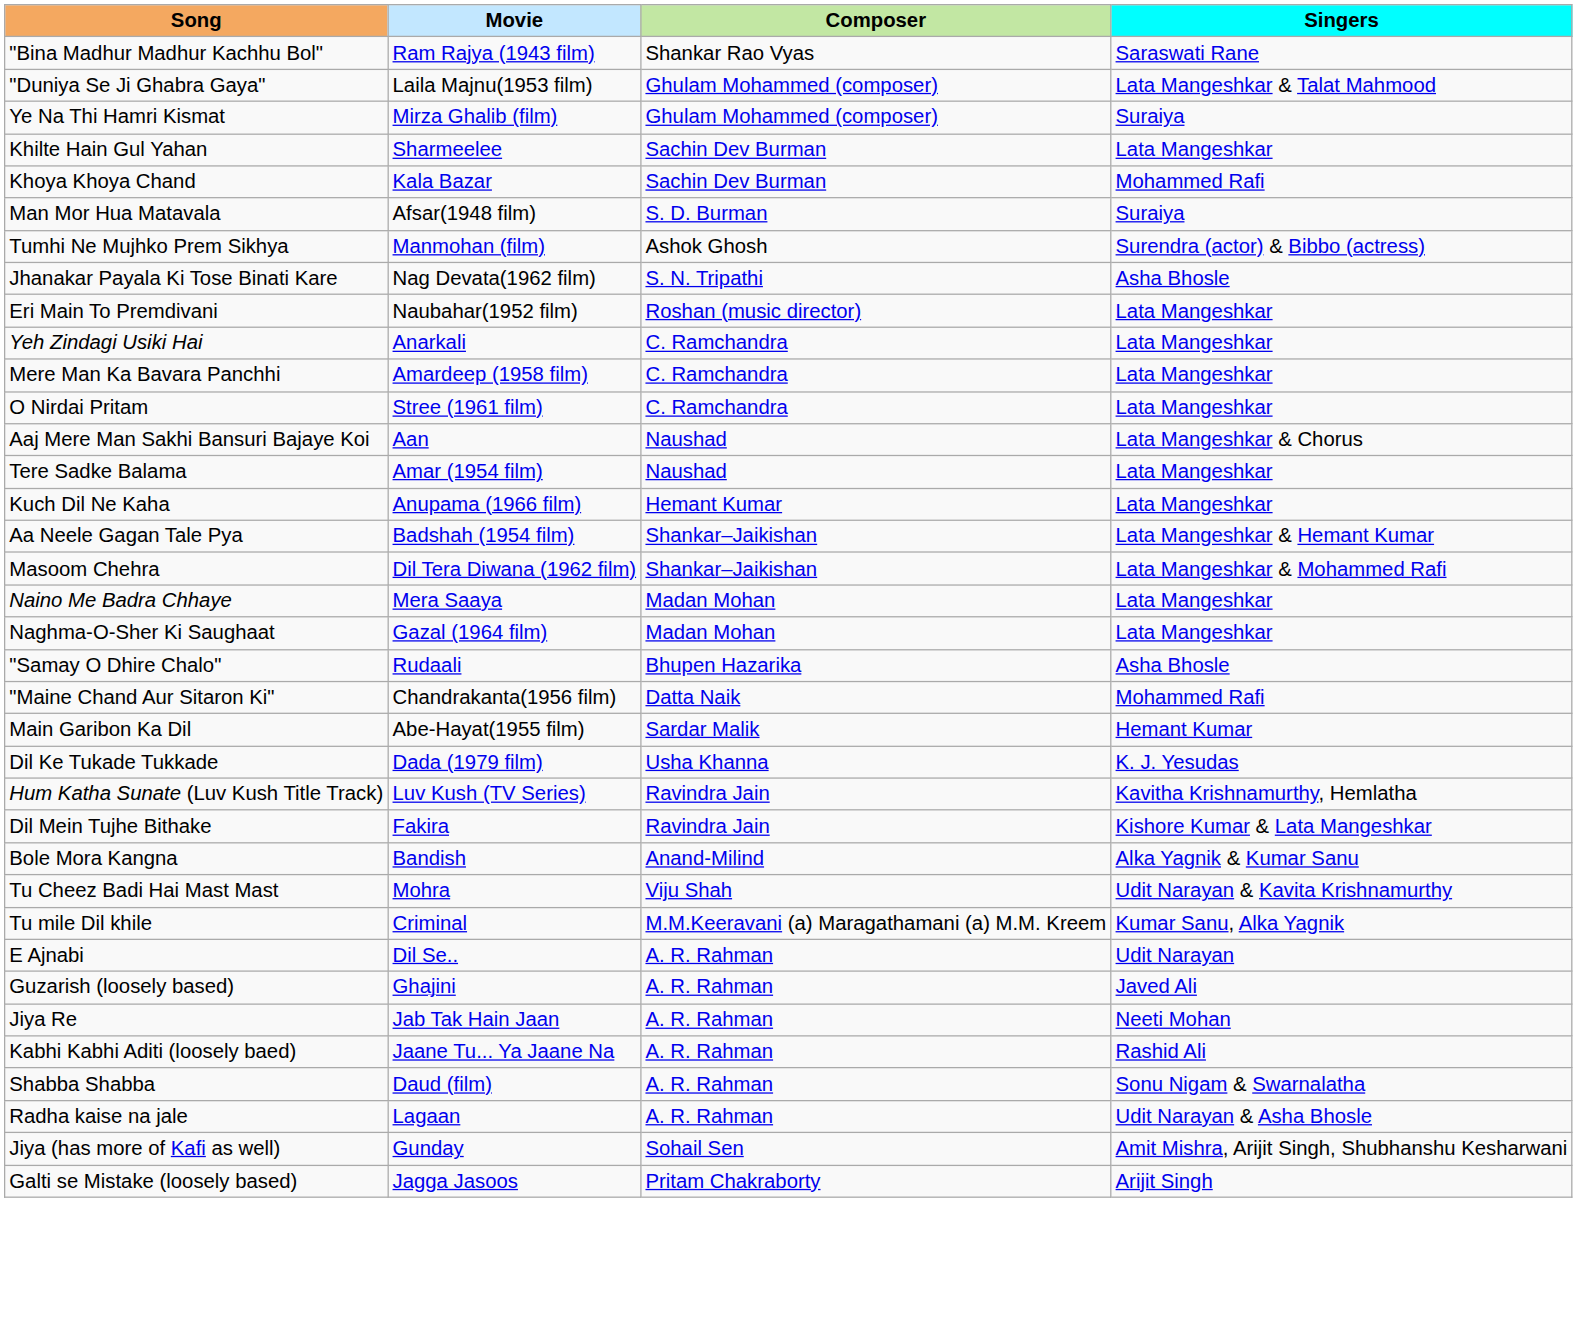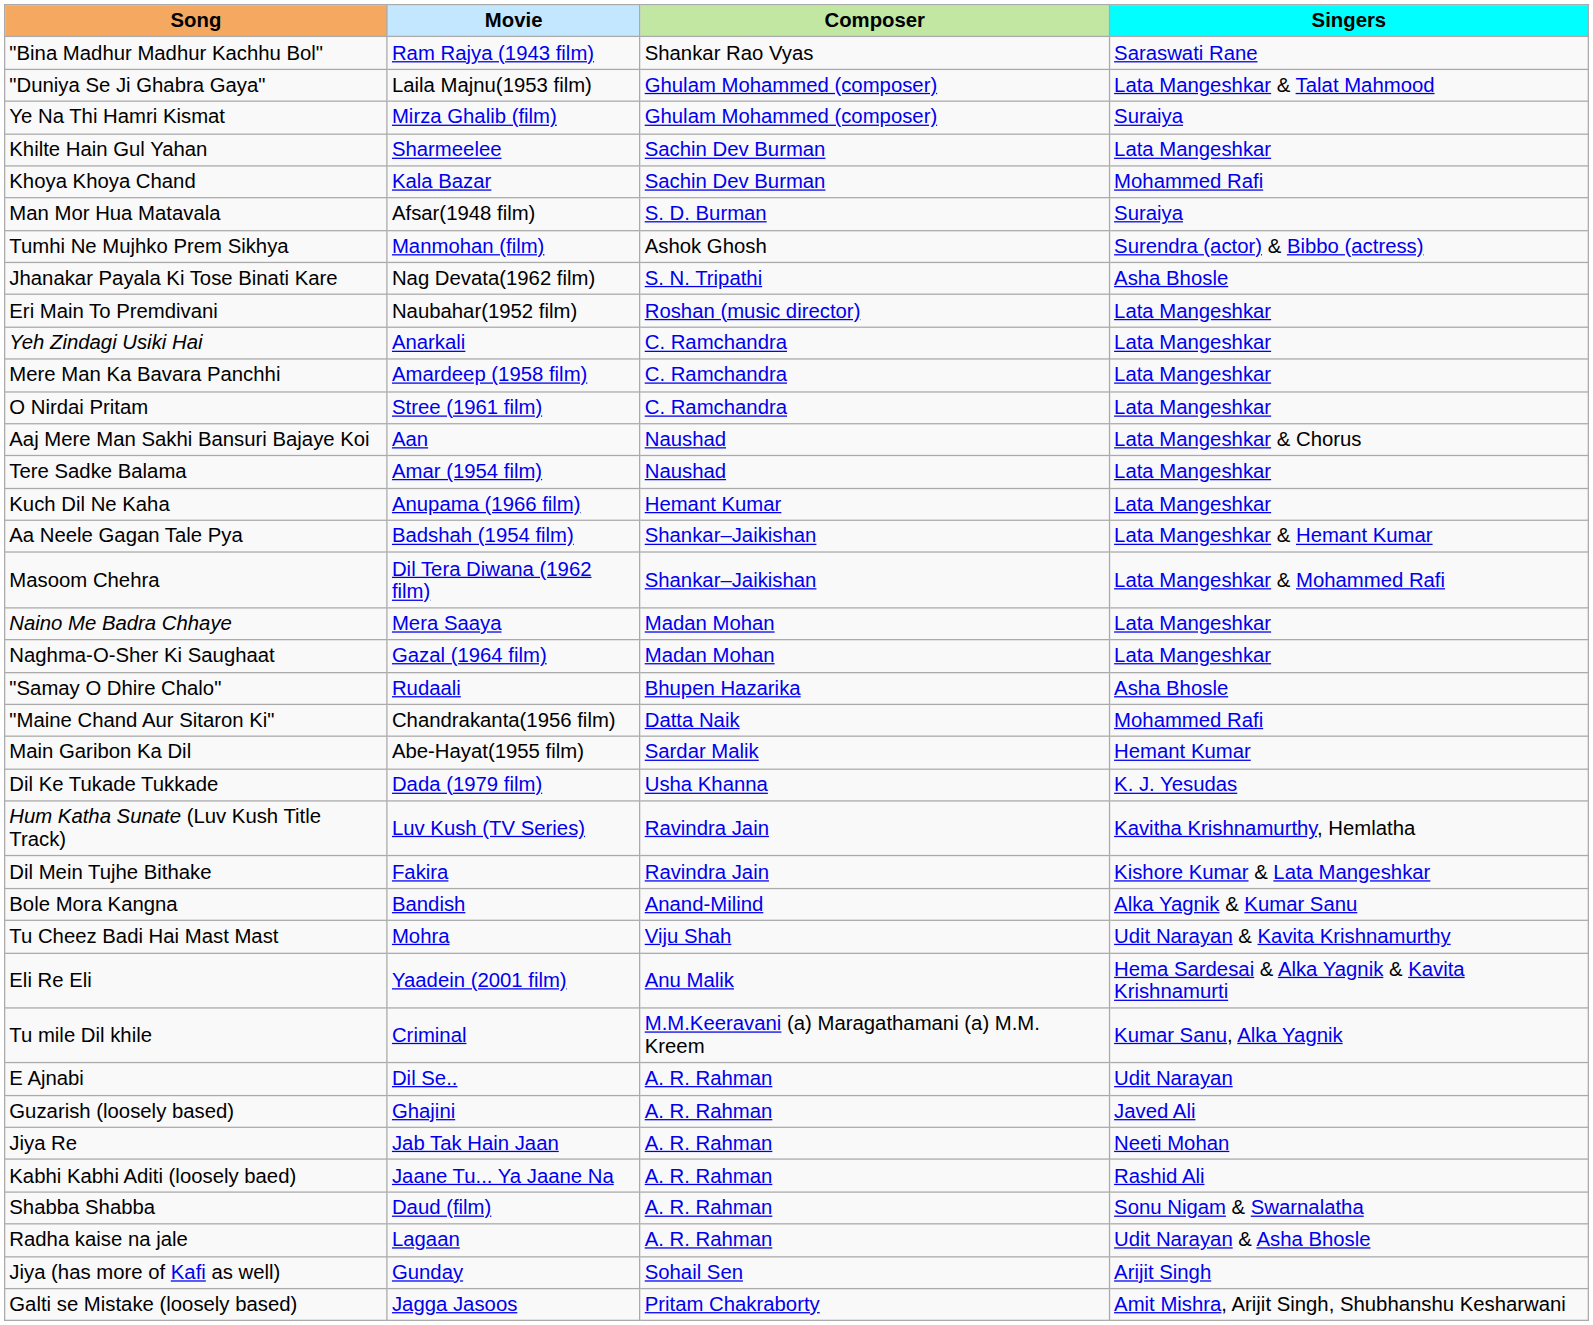+ row: (51, 980)
(1341, 1148) Amit Mishra, Arijit Singh, Shubhanshu Kesharwani -> (1163, 1272) Arijit Singh
(1164, 1180) Arijit Singh -> (1340, 1304) Amit Mishra, Arijit Singh, Shubhanshu Kesharwani
